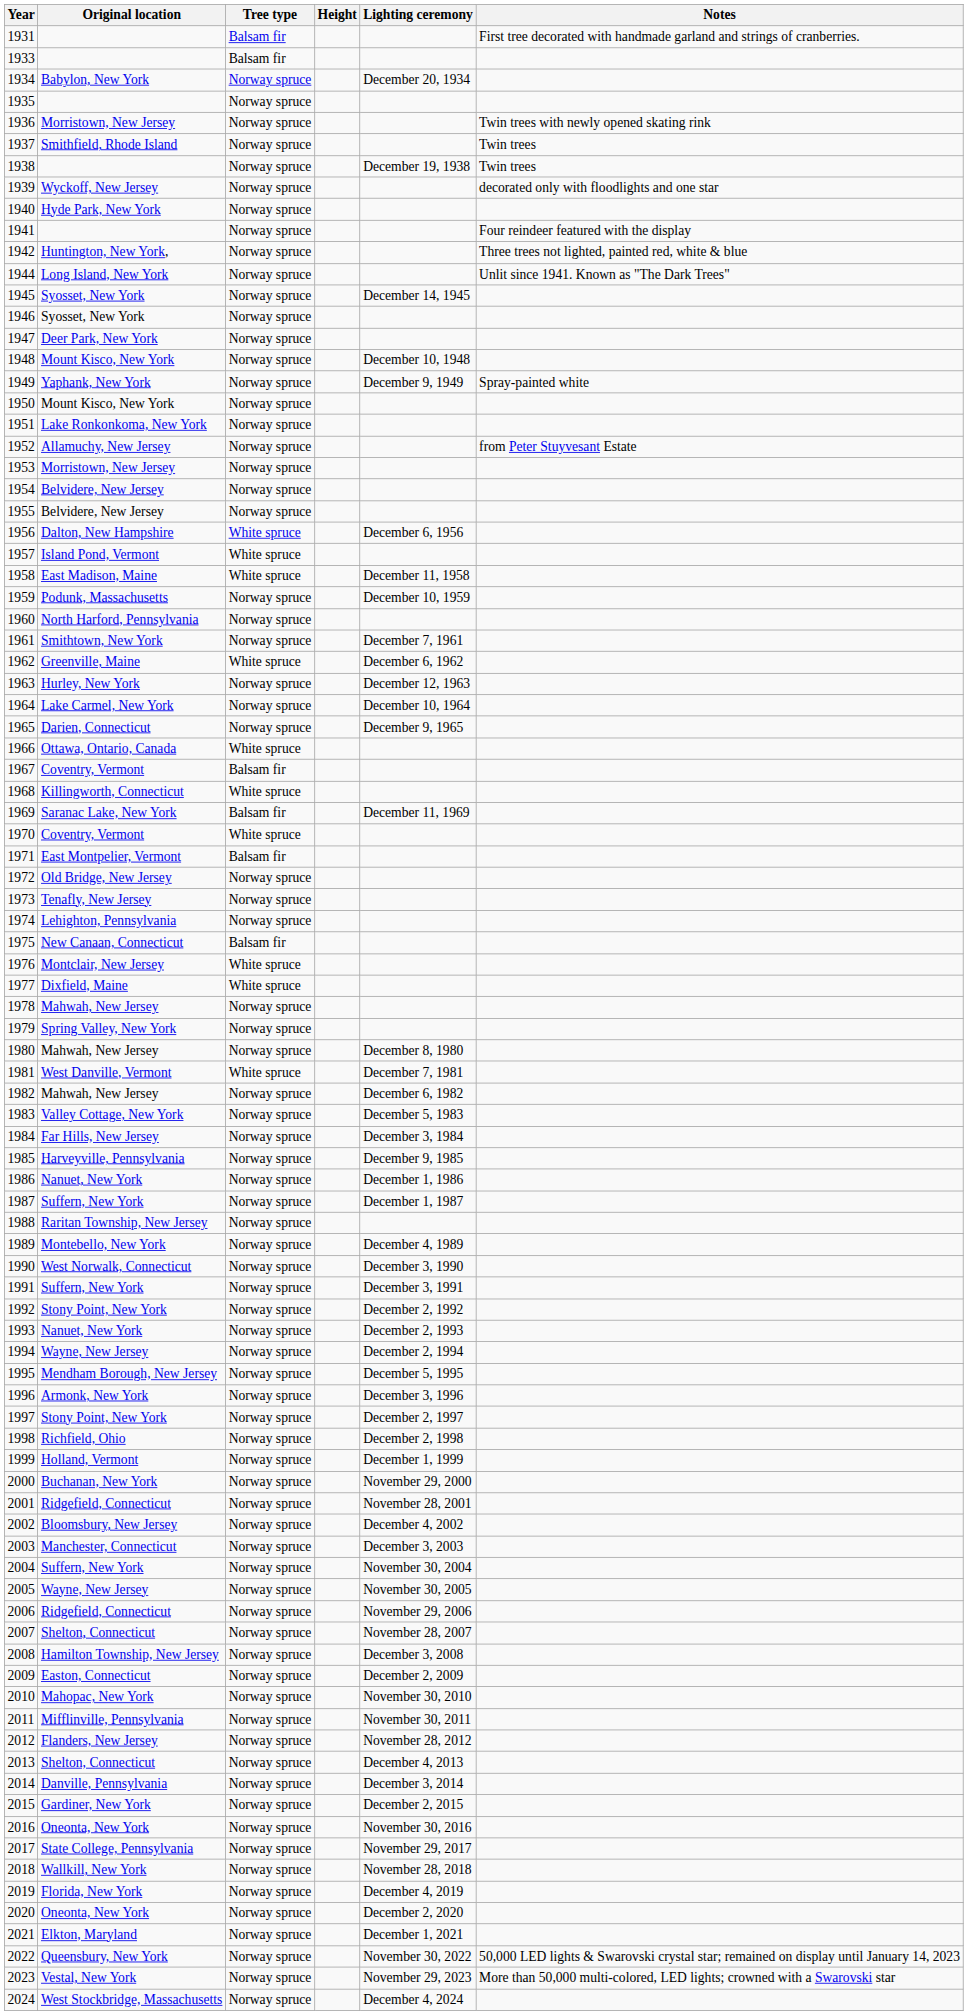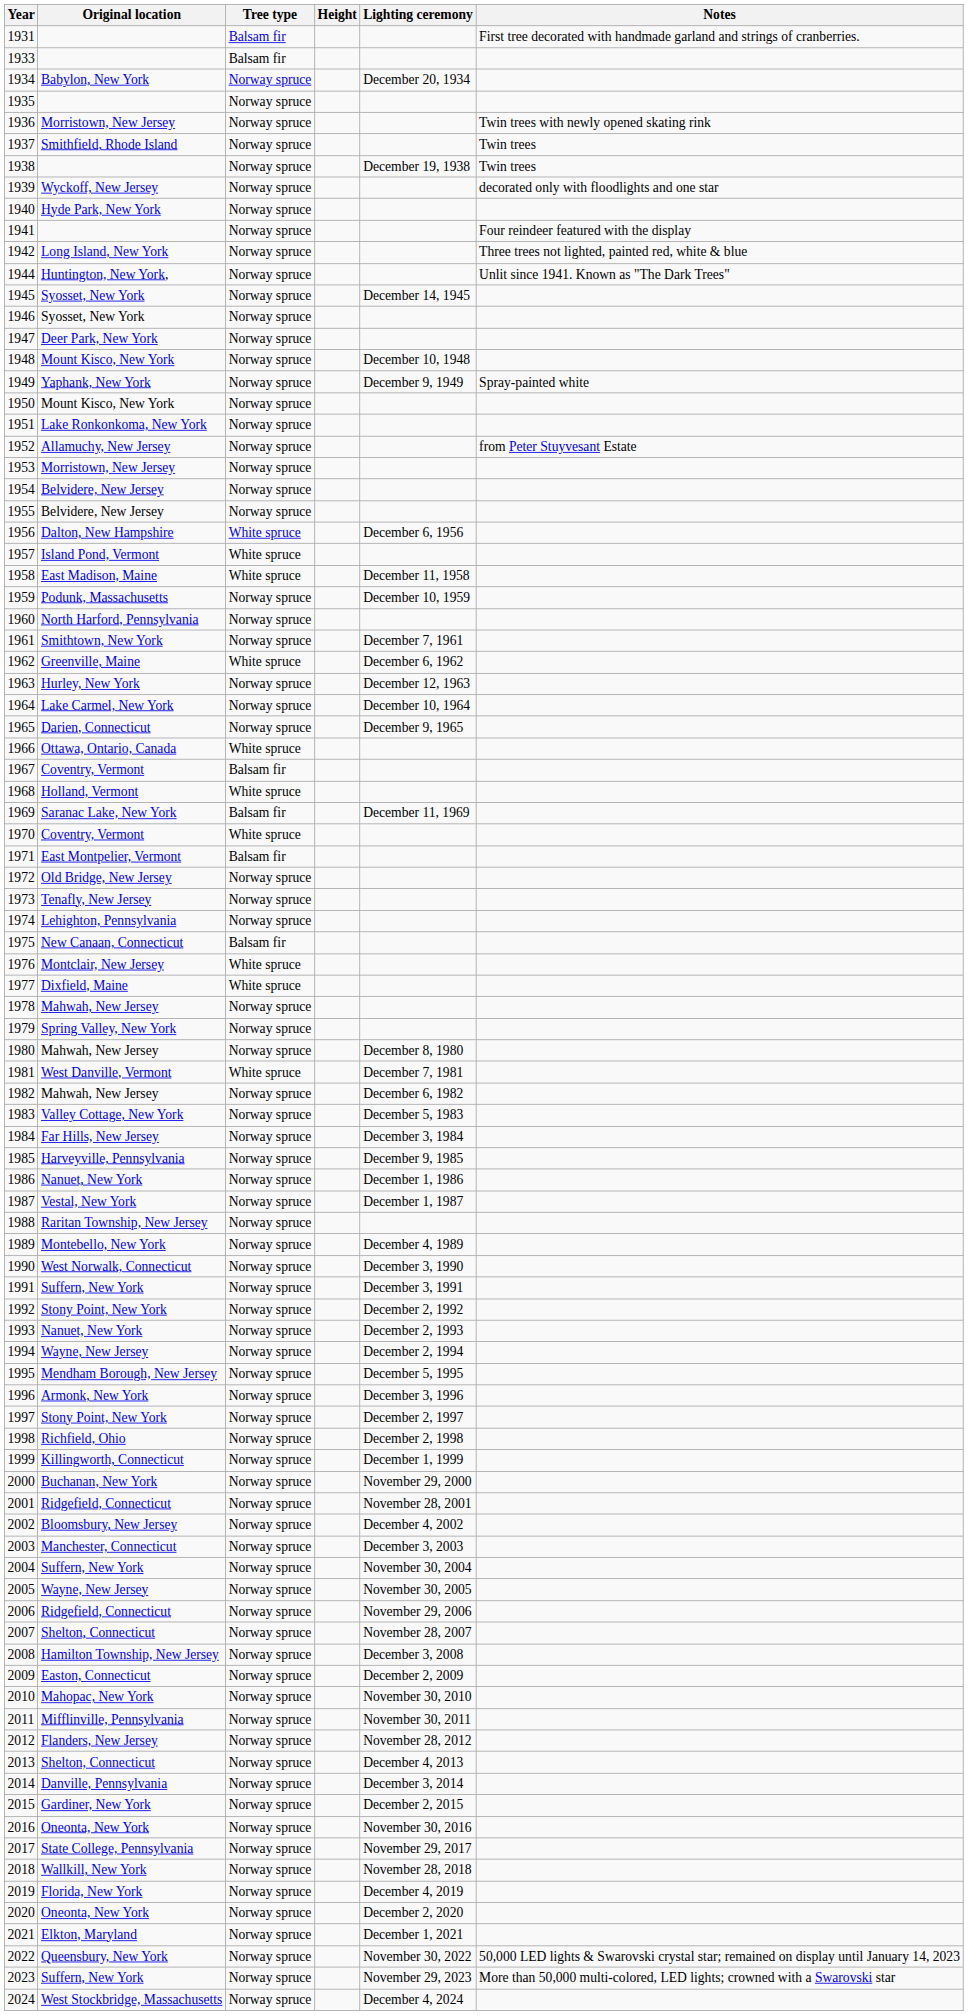(105, 252) Huntington, New York, -> (105, 252) Long Island, New York
(105, 274) Long Island, New York -> (105, 274) Huntington, New York,
(112, 791) Killingworth, Connecticut -> (90, 791) Holland, Vermont
(92, 1201) Suffern, New York -> (89, 1201) Vestal, New York
(90, 1460) Holland, Vermont -> (112, 1460) Killingworth, Connecticut
(89, 1978) Vestal, New York -> (92, 1978) Suffern, New York
